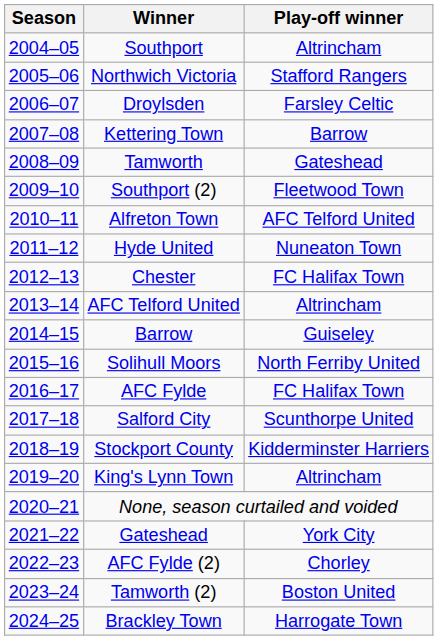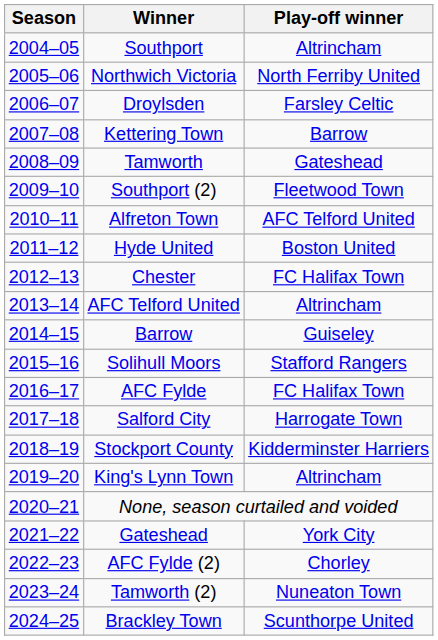(339, 76) Stafford Rangers -> (339, 76) North Ferriby United
(339, 248) Nuneaton Town -> (339, 248) Boston United
(339, 362) North Ferriby United -> (339, 362) Stafford Rangers
(339, 420) Scunthorpe United -> (339, 420) Harrogate Town
(339, 592) Boston United -> (339, 592) Nuneaton Town
(339, 620) Harrogate Town -> (339, 620) Scunthorpe United
